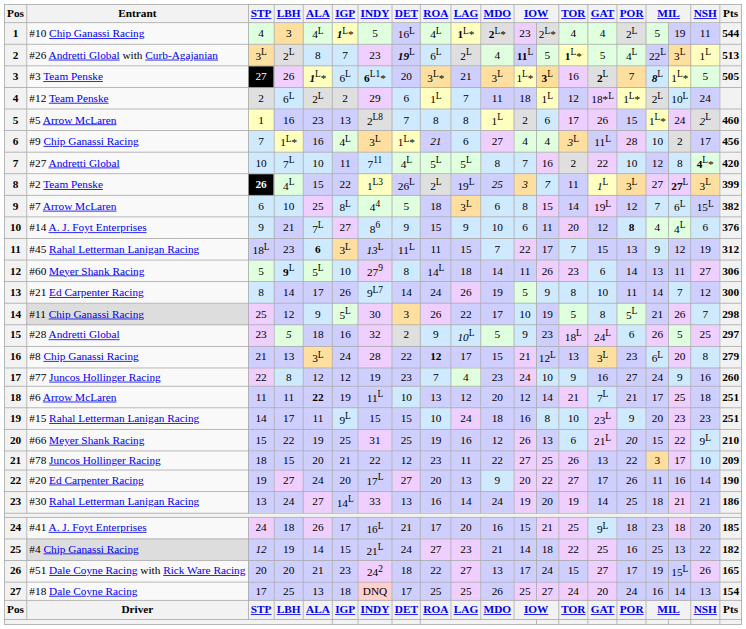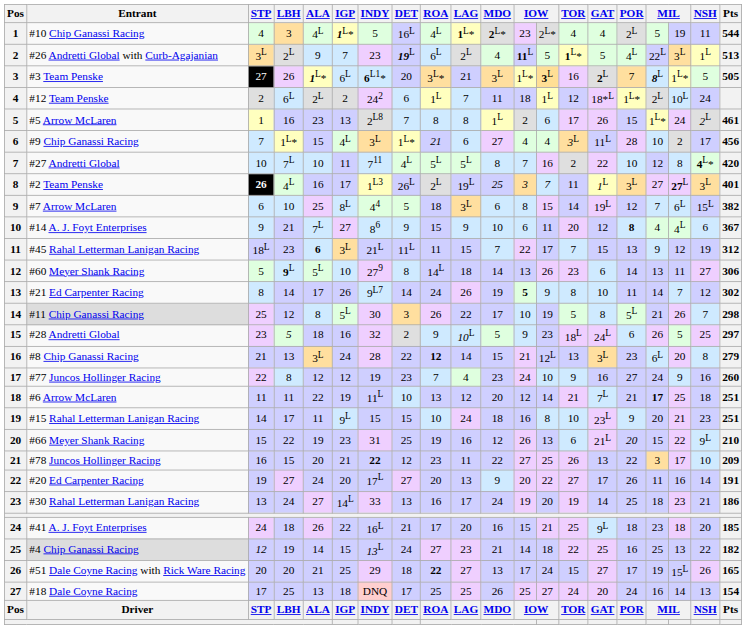(318, 55) 8 -> (318, 55) 9
(375, 98) 29 -> (375, 98) 242
(731, 119) 460 -> (731, 119) 461
(318, 141) 16 -> (318, 141) 15
(318, 184) 15 -> (318, 184) 16
(345, 184) 22 -> (345, 184) 17
(731, 184) 399 -> (731, 184) 401
(731, 227) 376 -> (731, 227) 367
(375, 249) 13L -> (375, 249) 21L
(525, 270) 11 -> (525, 270) 13
(525, 292) normal -> (525, 292) bold
(731, 292) 300 -> (731, 292) 302
(318, 313) 9 -> (318, 313) 8
(466, 356) 17 -> (466, 356) 14
(318, 396) bold -> (318, 396) normal
(657, 396) normal -> (657, 396) bold
(680, 418) 23 -> (680, 418) 21
(345, 440) 25 -> (345, 440) 23
(261, 460) 18 -> (261, 460) 16
(375, 460) normal -> (375, 460) bold
(731, 480) 190 -> (731, 480) 191
(466, 501) 14 -> (466, 501) 17
(680, 501) 21 -> (680, 501) 23
(345, 527) 17 -> (345, 527) 22
(375, 549) 21L -> (375, 549) 13L
(345, 570) 23 -> (345, 570) 25
(375, 570) 242 -> (375, 570) 29
(436, 570) normal -> (436, 570) bold
